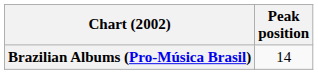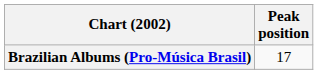(284, 57) 14 -> (284, 57) 17
